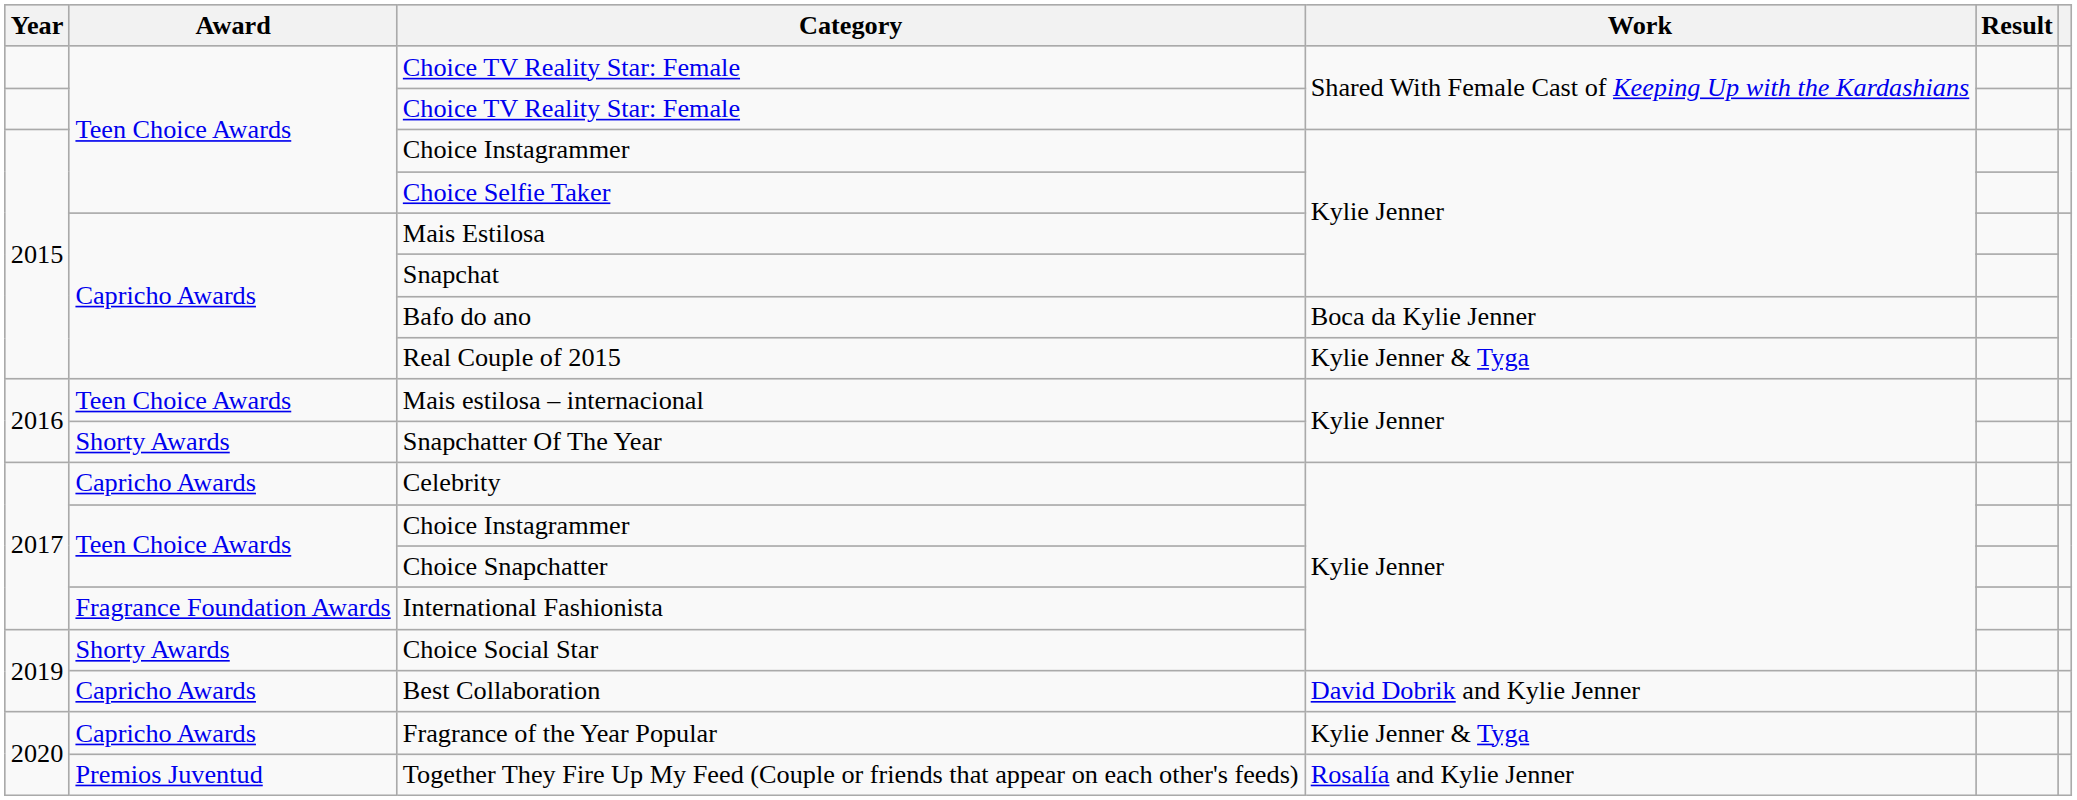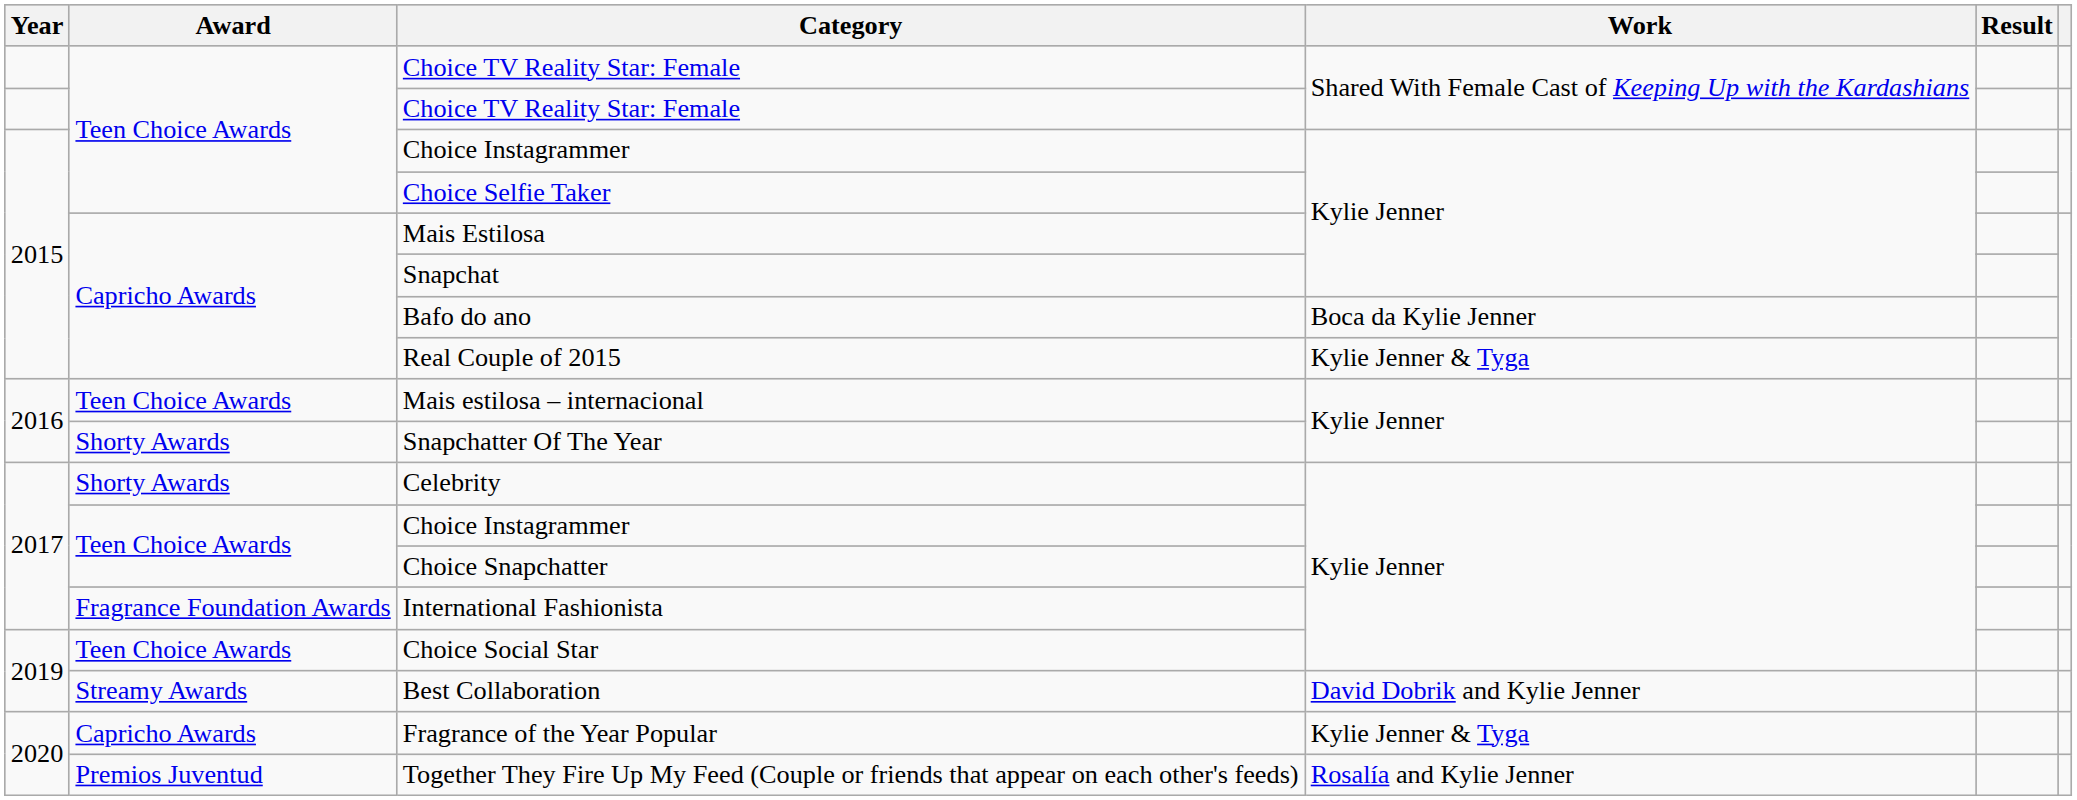(166, 483) Capricho Awards -> (153, 483) Shorty Awards
(153, 649) Shorty Awards -> (183, 649) Teen Choice Awards
(166, 691) Capricho Awards -> (161, 691) Streamy Awards
